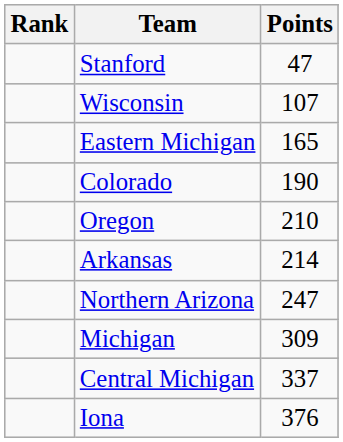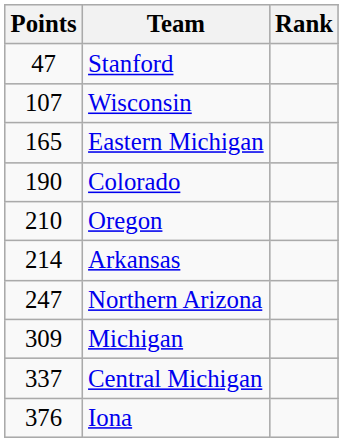columns swapped: (39, 24) <-> (300, 24)
